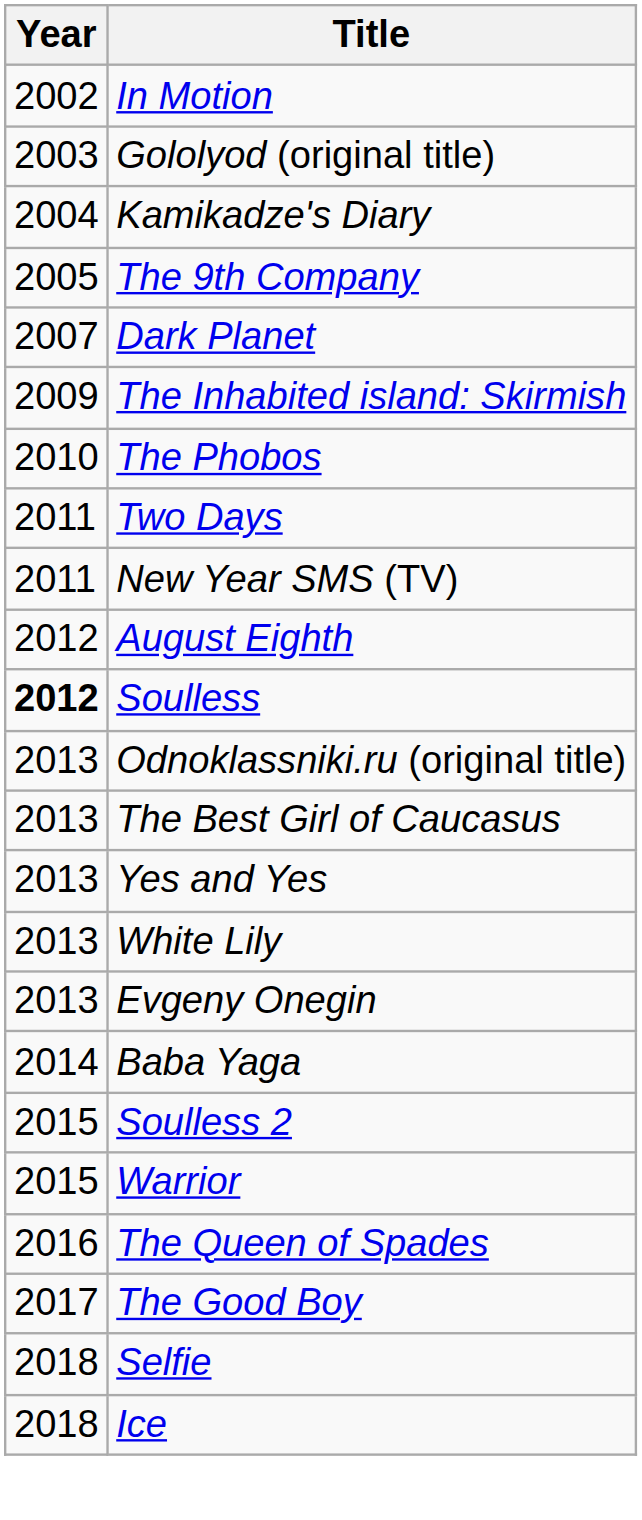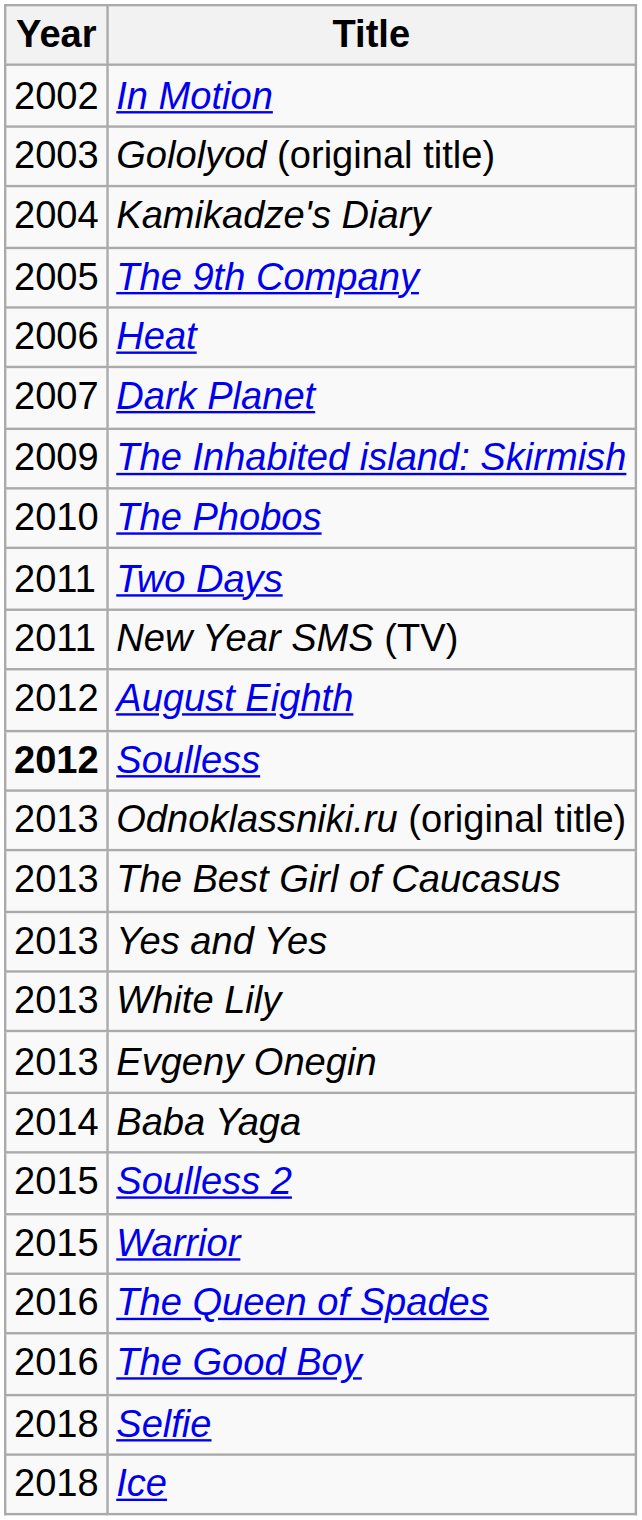+ row: (156, 336)
(56, 1302) 2017 -> (56, 1363) 2016
